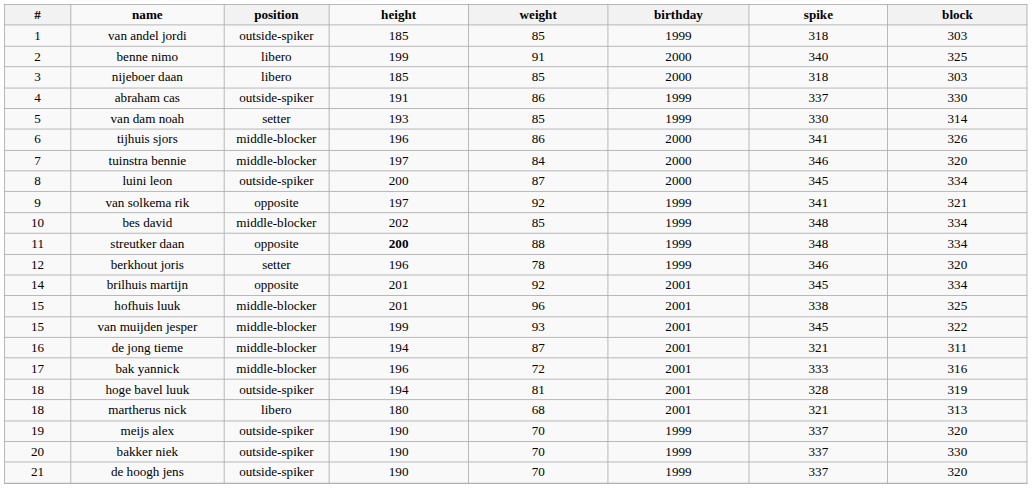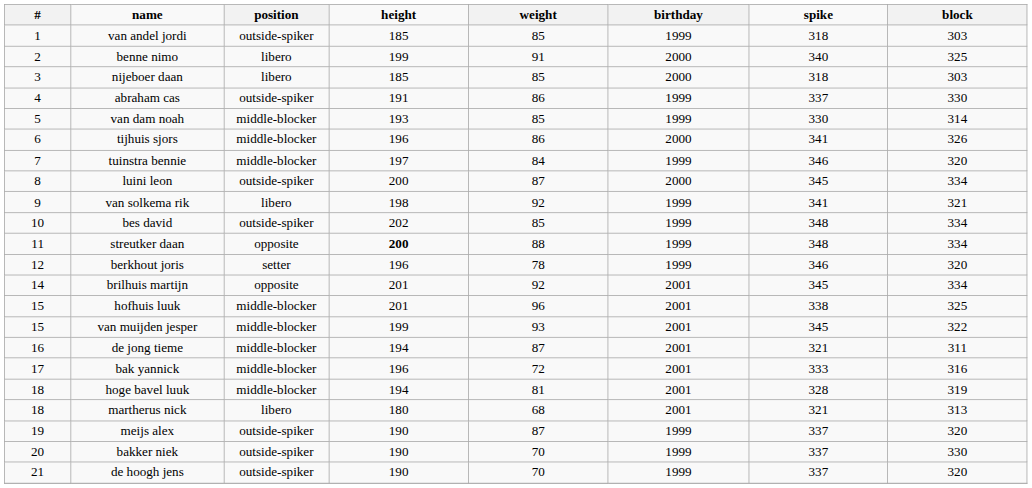(276, 118) setter -> (276, 118) middle-blocker
(678, 160) 2000 -> (678, 160) 1999
(276, 202) opposite -> (276, 202) libero
(399, 202) 197 -> (399, 202) 198
(276, 222) middle-blocker -> (276, 222) outside-spiker
(276, 389) outside-spiker -> (276, 389) middle-blocker
(538, 431) 70 -> (538, 431) 87
